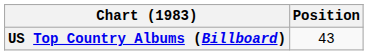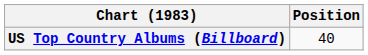(326, 39) 43 -> (326, 39) 40
